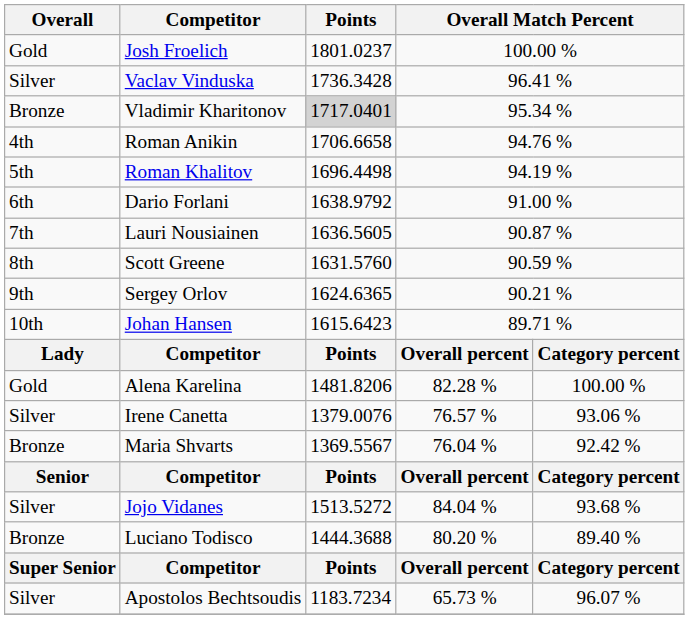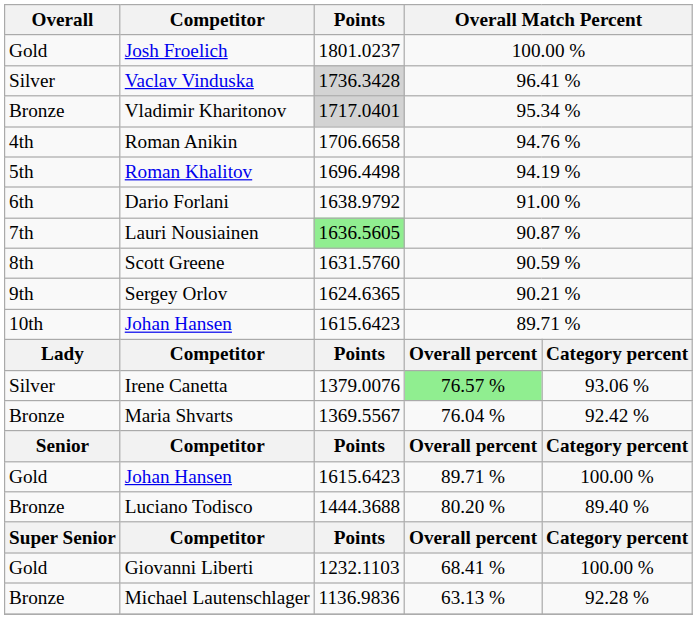(351, 80) no background -> (359, 80) lightgrey background
(351, 232) no background -> (359, 232) lightgreen background
- row: (28, 385)
(465, 415) no background -> (473, 385) lightgreen background
+ row: (28, 476)
- row: (32, 506)
+ row: (28, 567)
- row: (32, 598)
+ row: (37, 598)
